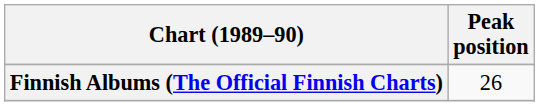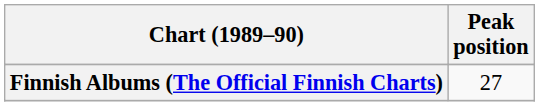(491, 82) 26 -> (491, 82) 27
